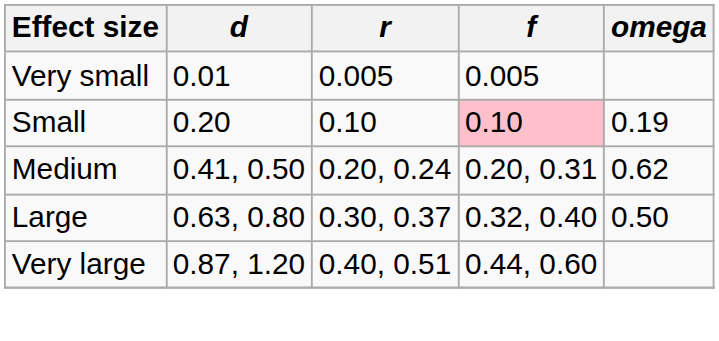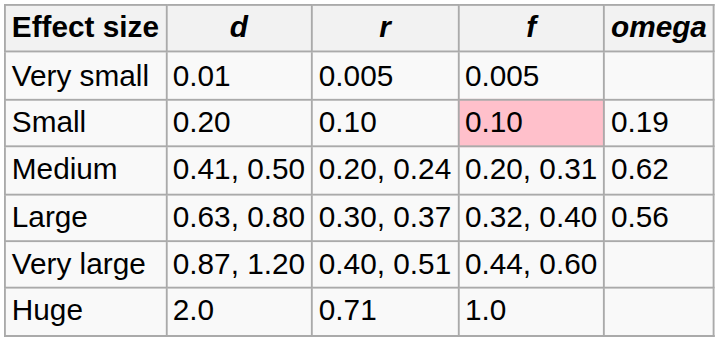(640, 216) 0.50 -> (640, 216) 0.56
+ row: (47, 311)
